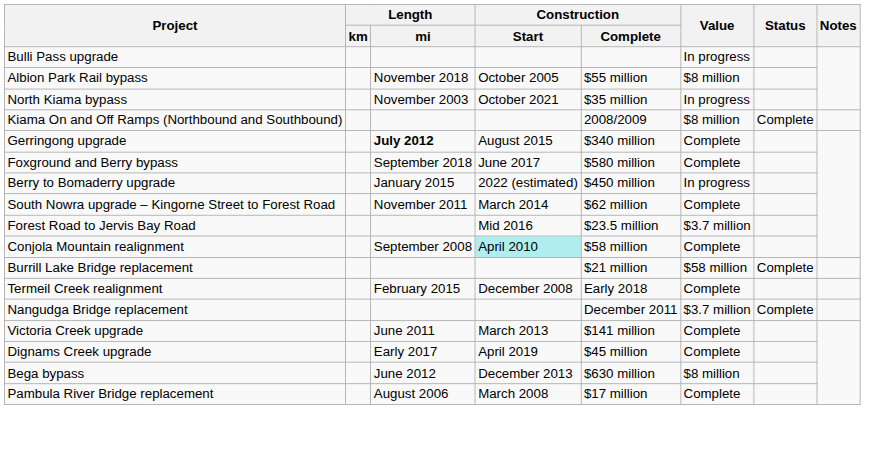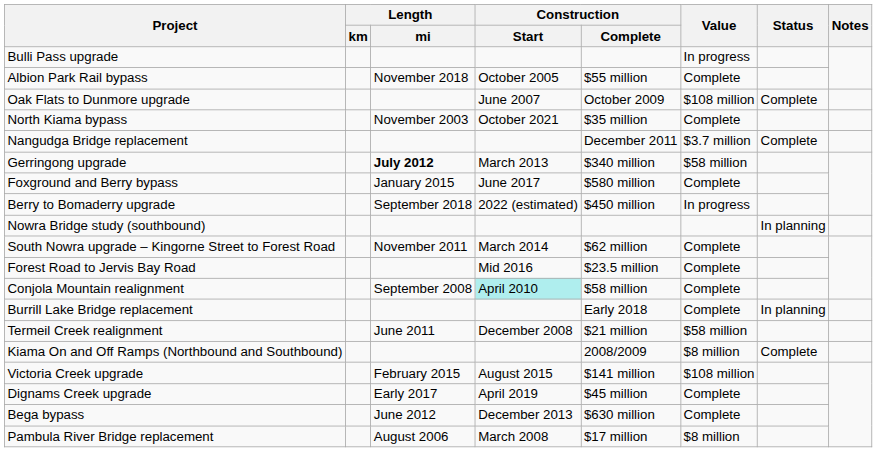(712, 78) $8 million -> (712, 78) Complete
+ row: (99, 99)
(717, 99) In progress -> (712, 120) Complete
rows swapped: (175, 120) <-> (98, 309)
(515, 141) August 2015 -> (513, 162) March 2013
(712, 141) Complete -> (715, 162) $58 million
(423, 162) September 2018 -> (414, 183) January 2015
(414, 183) January 2015 -> (423, 204) September 2018
+ row: (106, 225)
(717, 225) $3.7 million -> (712, 267) Complete
(616, 267) $21 million -> (616, 309) Early 2018
(715, 267) $58 million -> (712, 309) Complete
(785, 267) Complete -> (793, 309) In planning
(417, 288) February 2015 -> (404, 330) June 2011
(616, 288) Early 2018 -> (616, 330) $21 million
(712, 288) Complete -> (715, 330) $58 million
(404, 330) June 2011 -> (417, 373) February 2015
(513, 330) March 2013 -> (515, 373) August 2015
(712, 330) Complete -> (719, 373) $108 million
(712, 373) $8 million -> (712, 415) Complete
(712, 394) Complete -> (712, 436) $8 million
